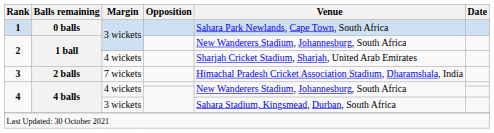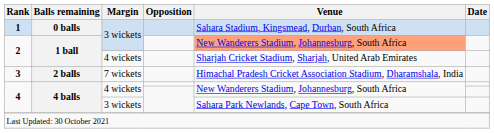(292, 27) Sahara Park Newlands, Cape Town, South Africa -> (296, 27) Sahara Stadium, Kingsmead, Durban, South Africa
(301, 43) no background -> (301, 43) lightsalmon background
(296, 105) Sahara Stadium, Kingsmead, Durban, South Africa -> (292, 105) Sahara Park Newlands, Cape Town, South Africa
